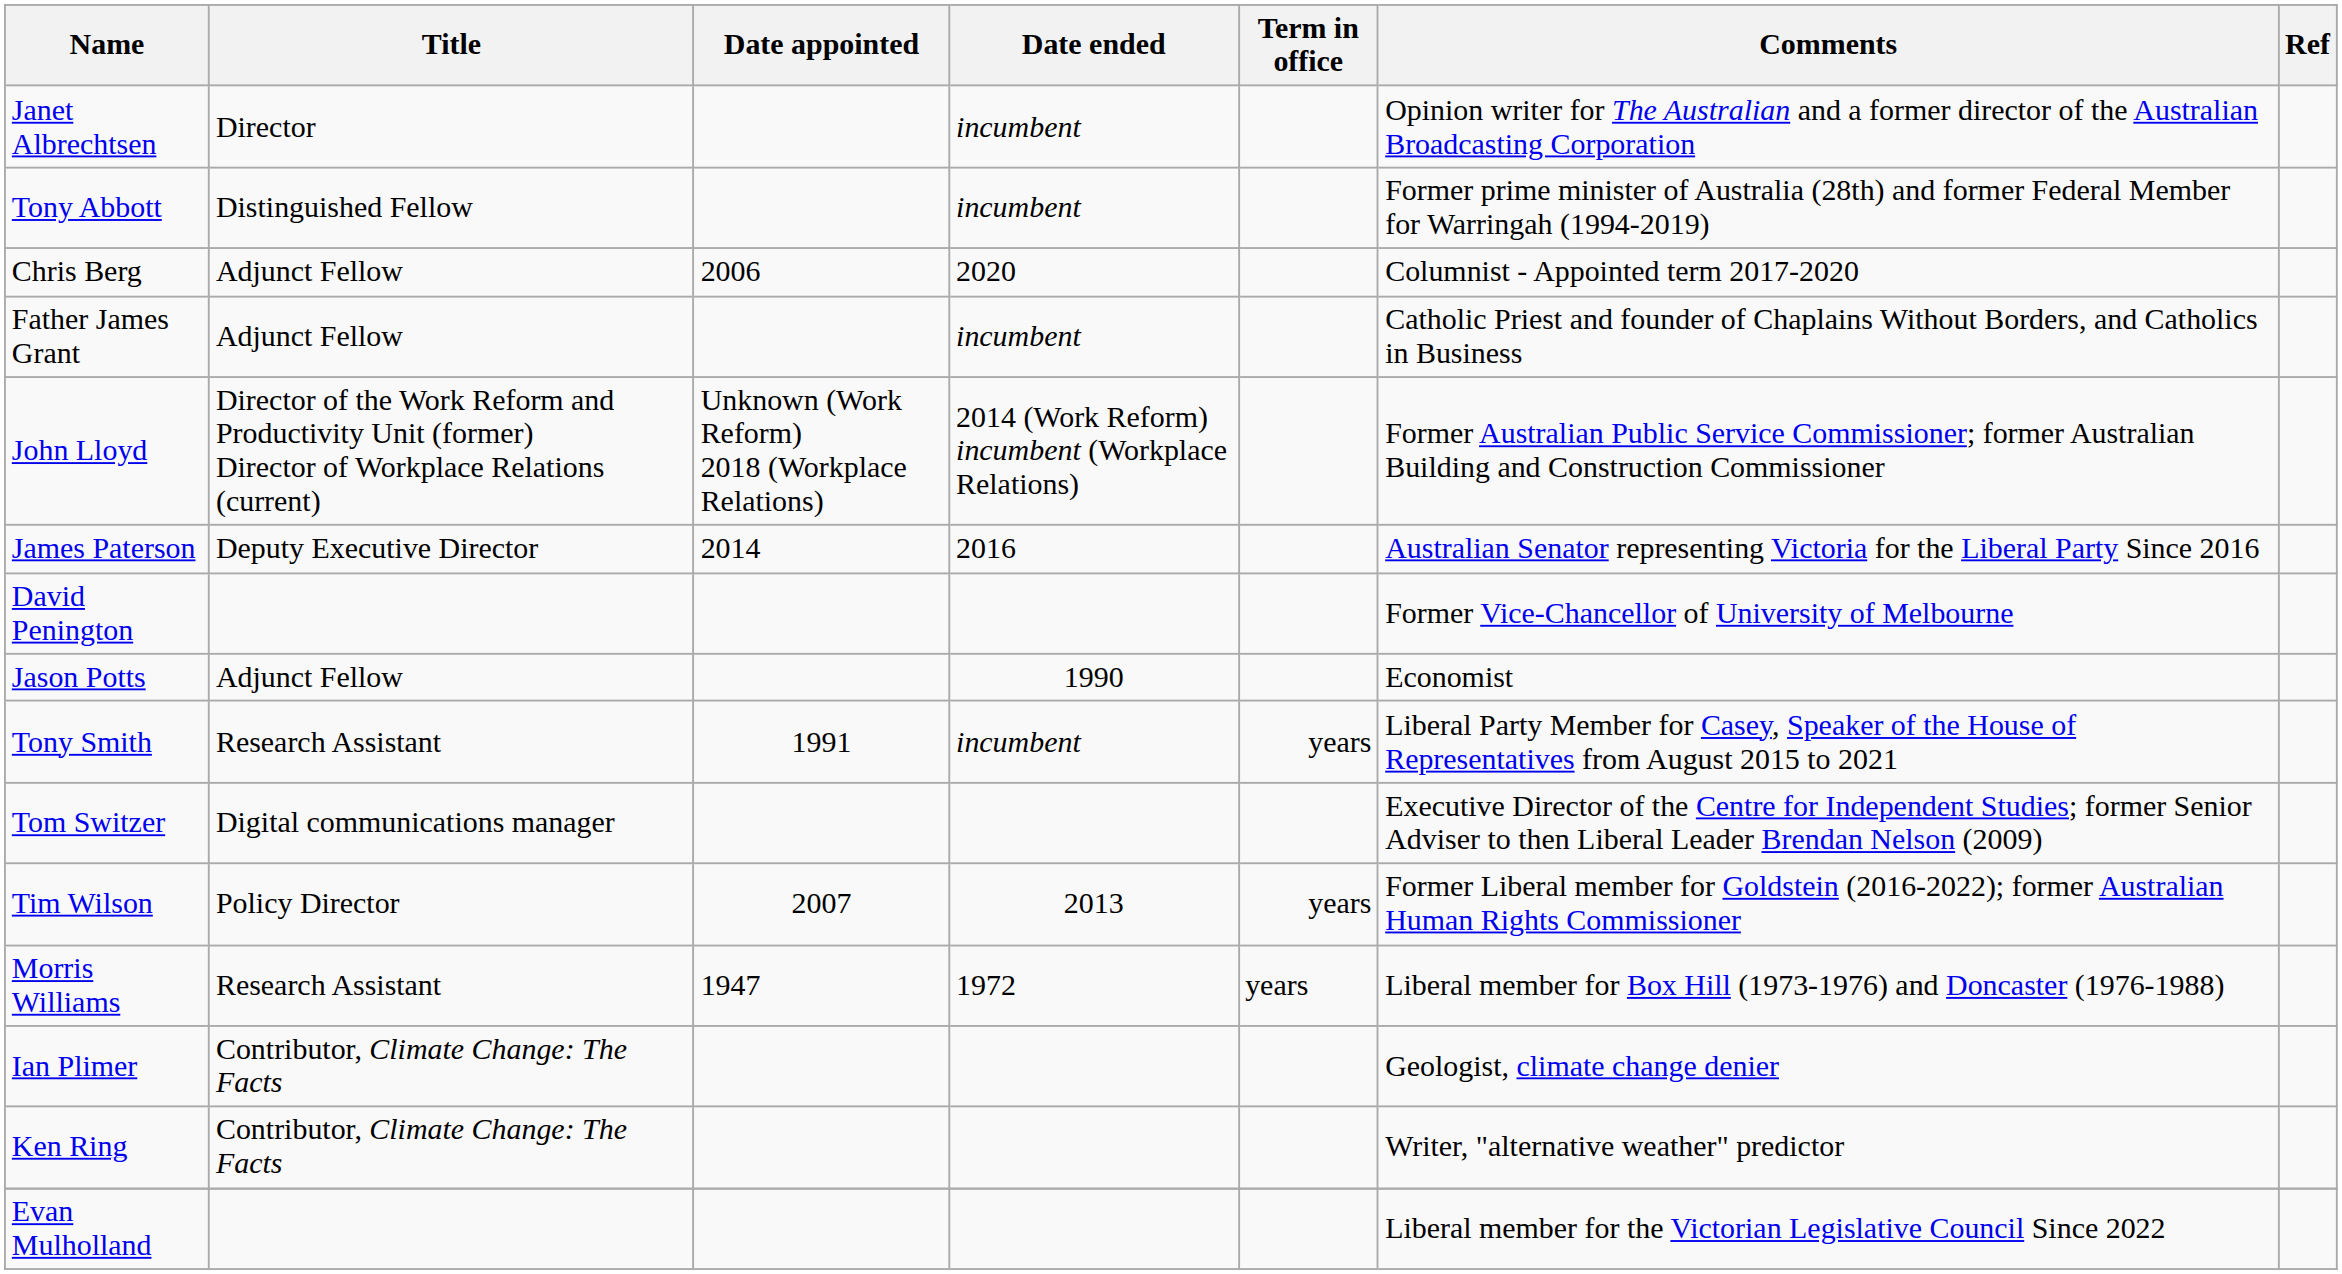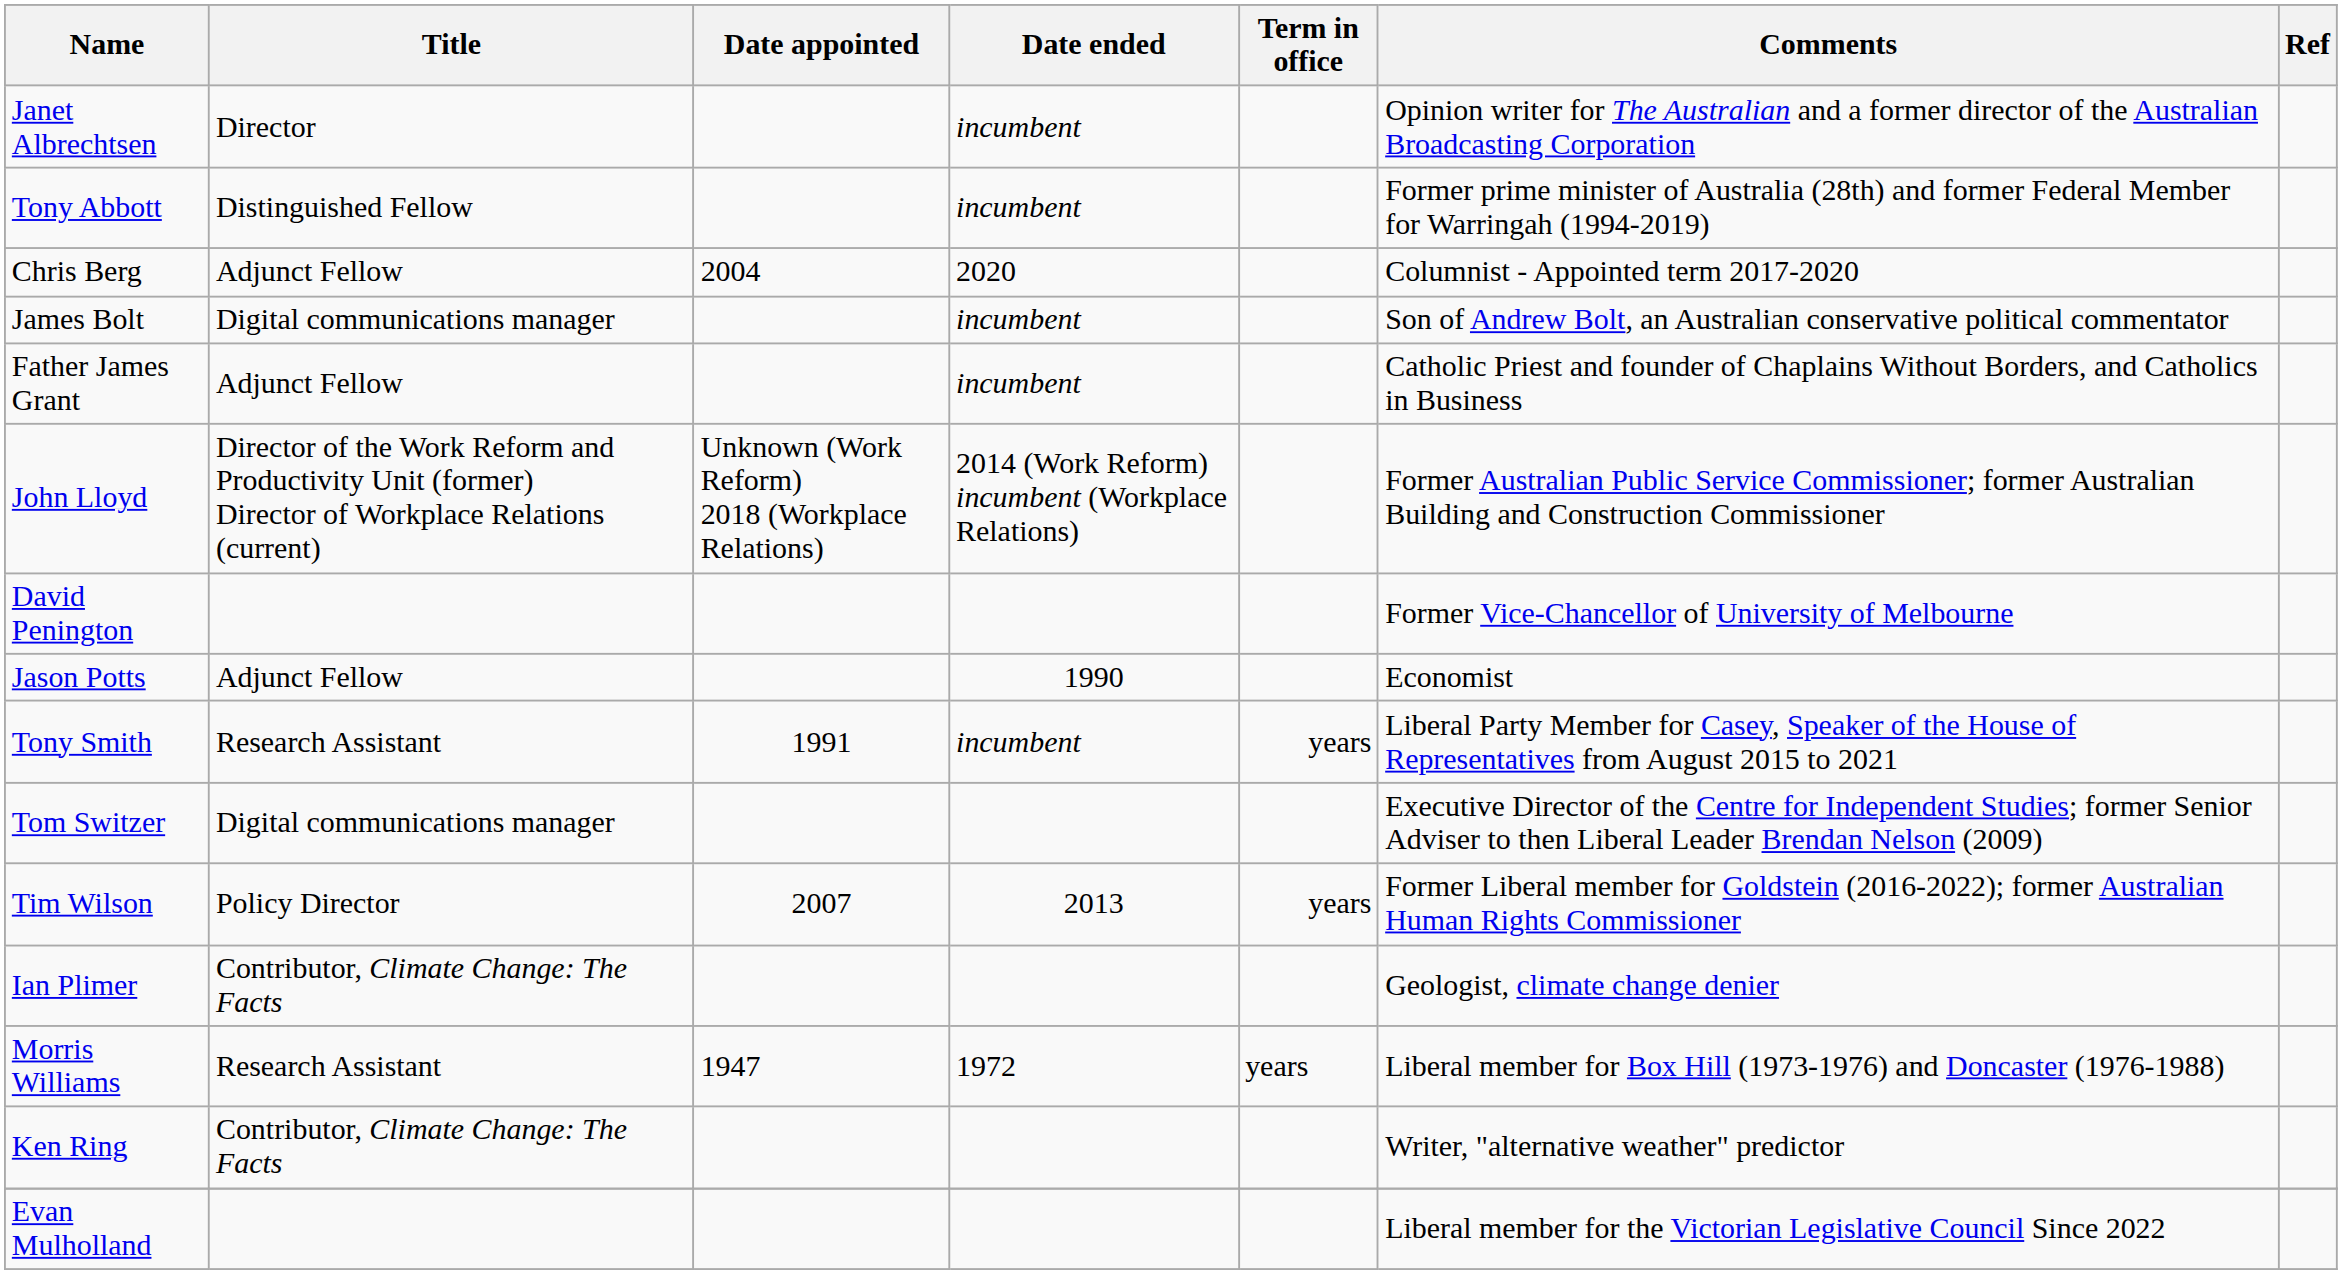(731, 271) 2006 -> (731, 271) 2004
+ row: (78, 319)
- row: (104, 548)
rows swapped: (66, 984) <-> (75, 1065)
